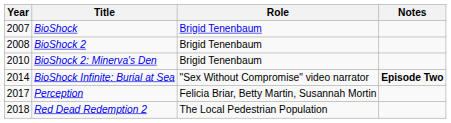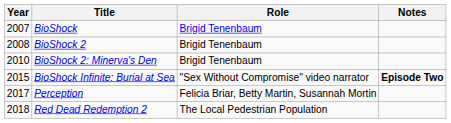(18, 77) 2014 -> (18, 77) 2015
